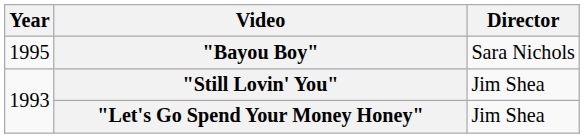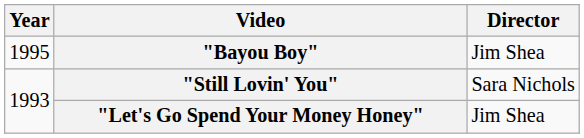(523, 52) Sara Nichols -> (508, 52) Jim Shea
(508, 84) Jim Shea -> (523, 84) Sara Nichols
